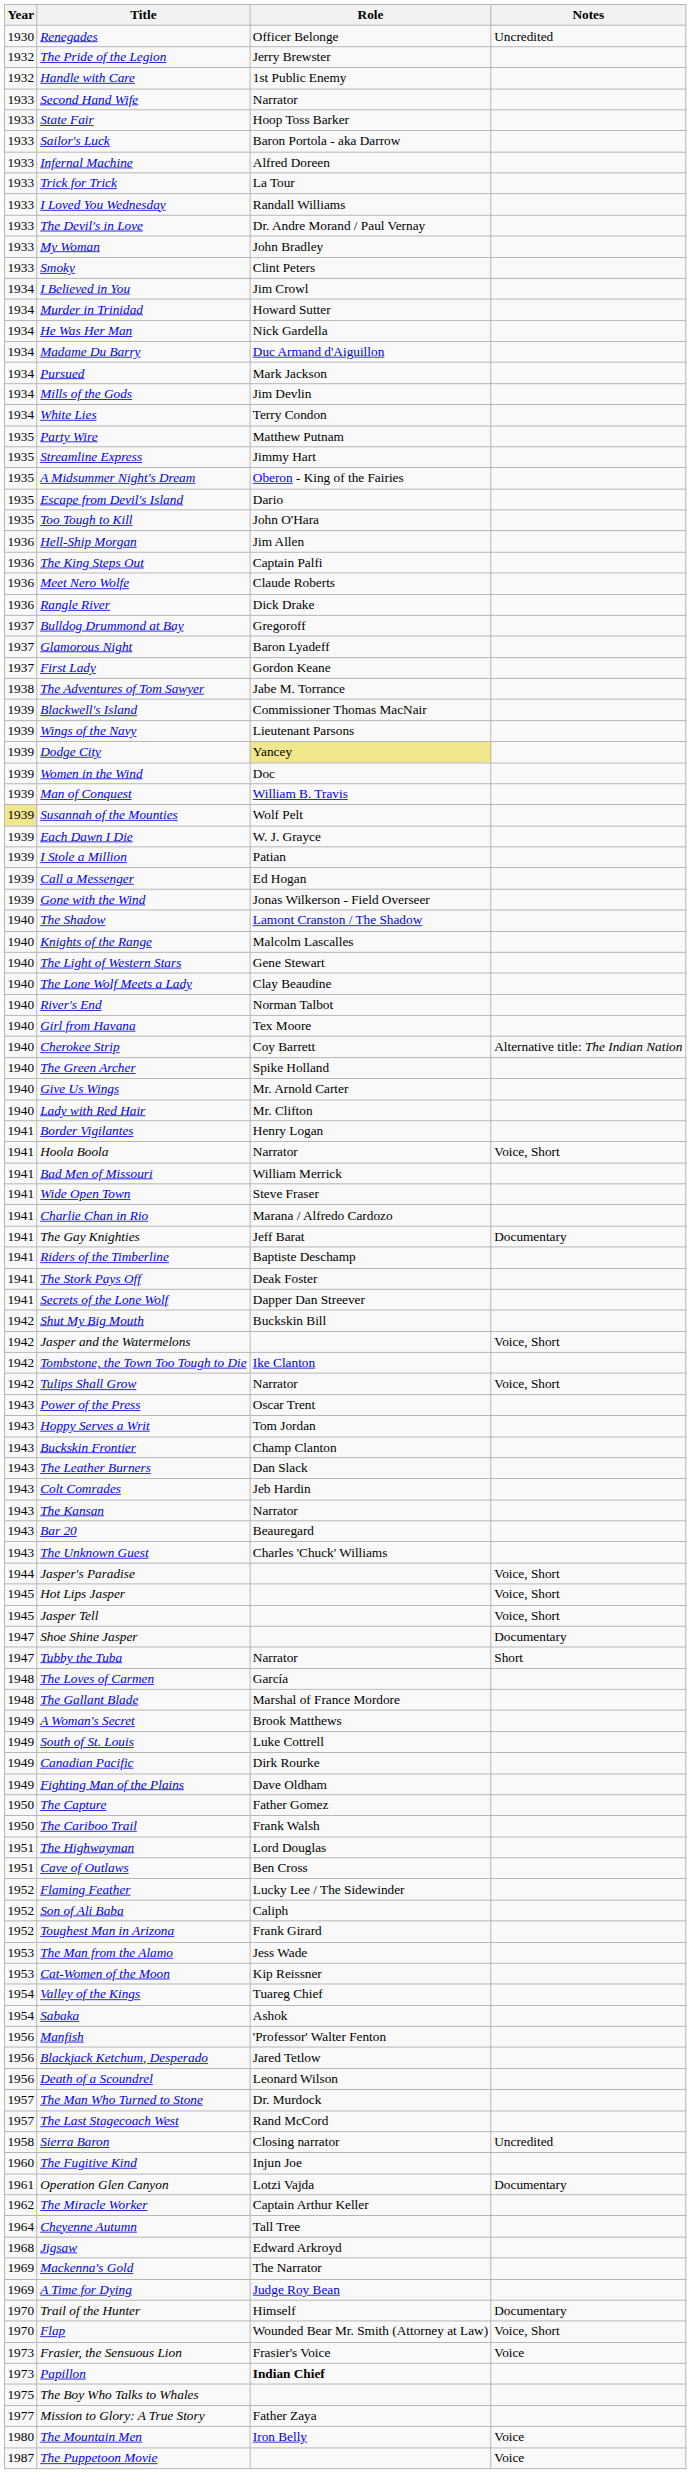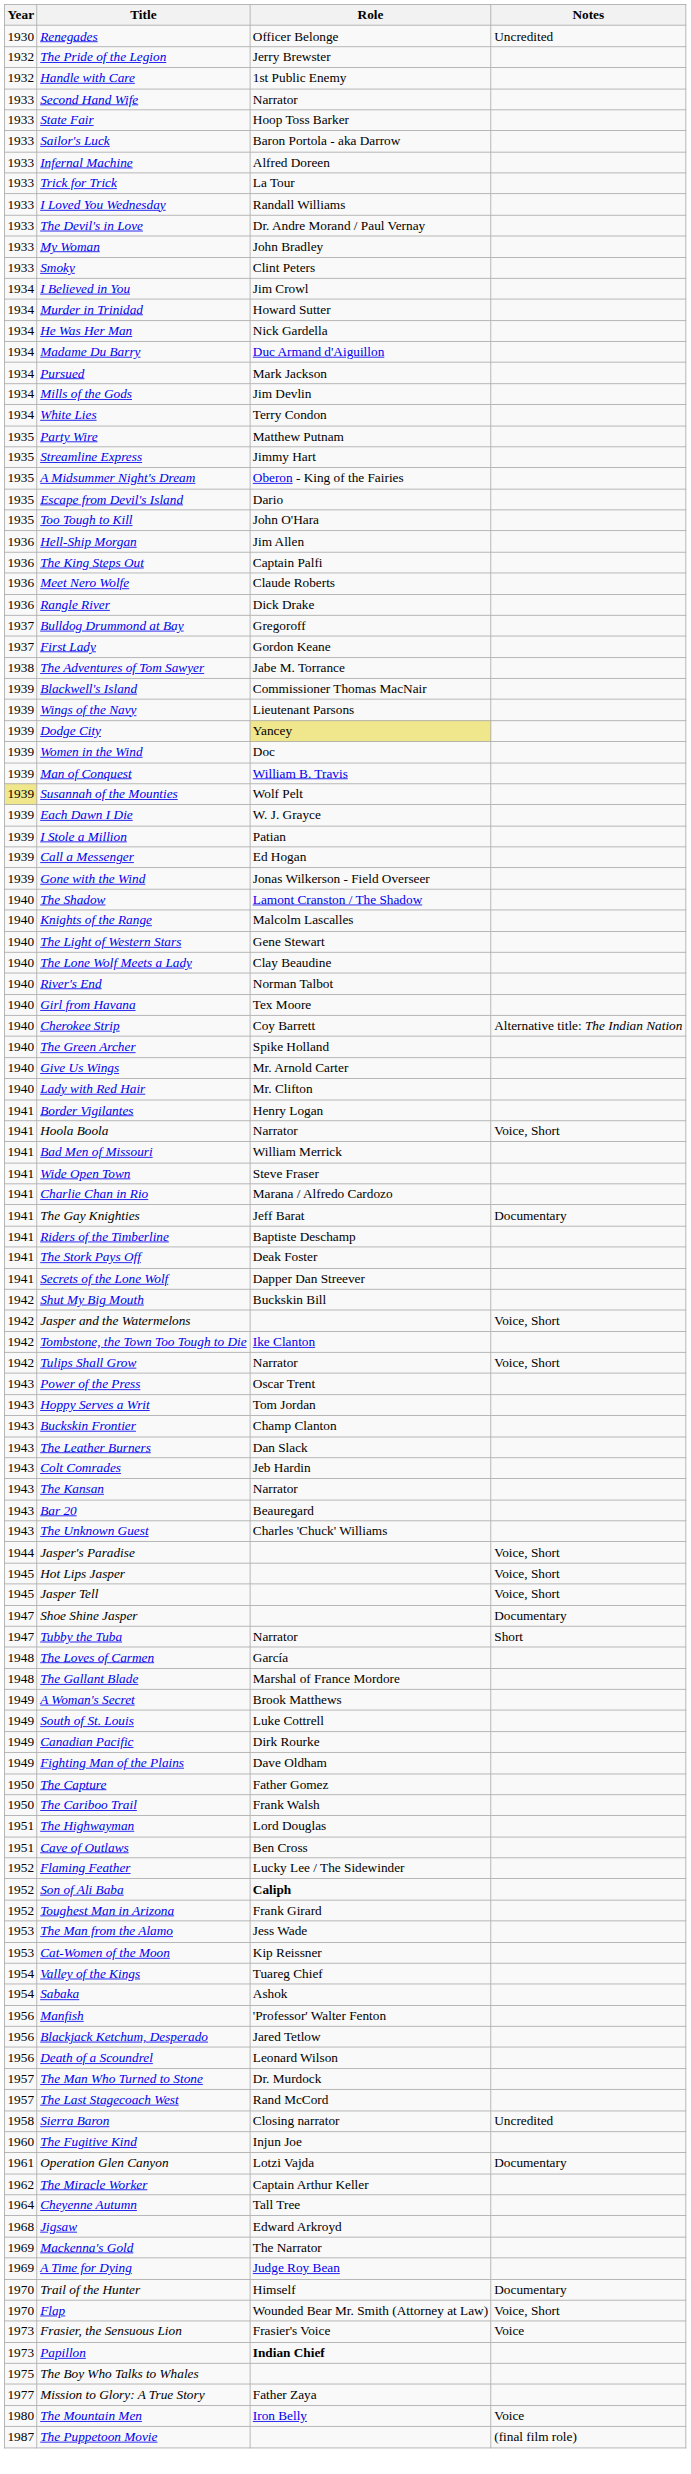- row: (86, 646)
(271, 1910) normal -> (272, 1889) bold
(509, 2458) Voice -> (536, 2437) (final film role)
